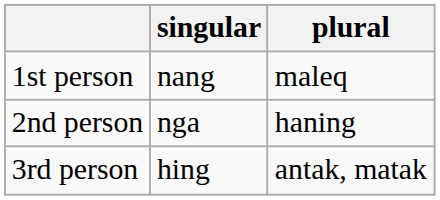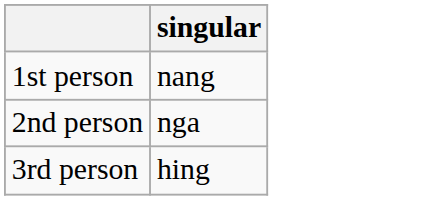- column: (351, 28)
